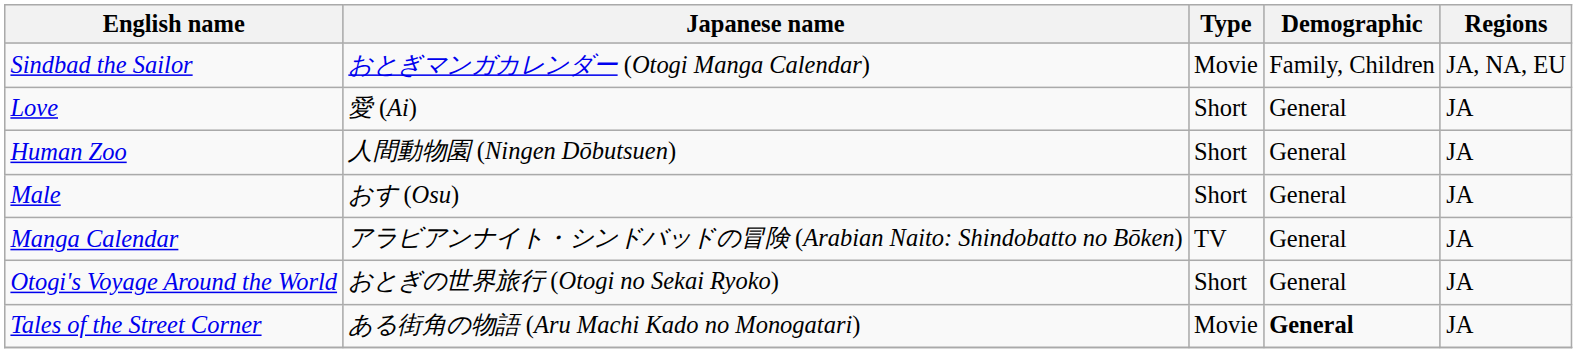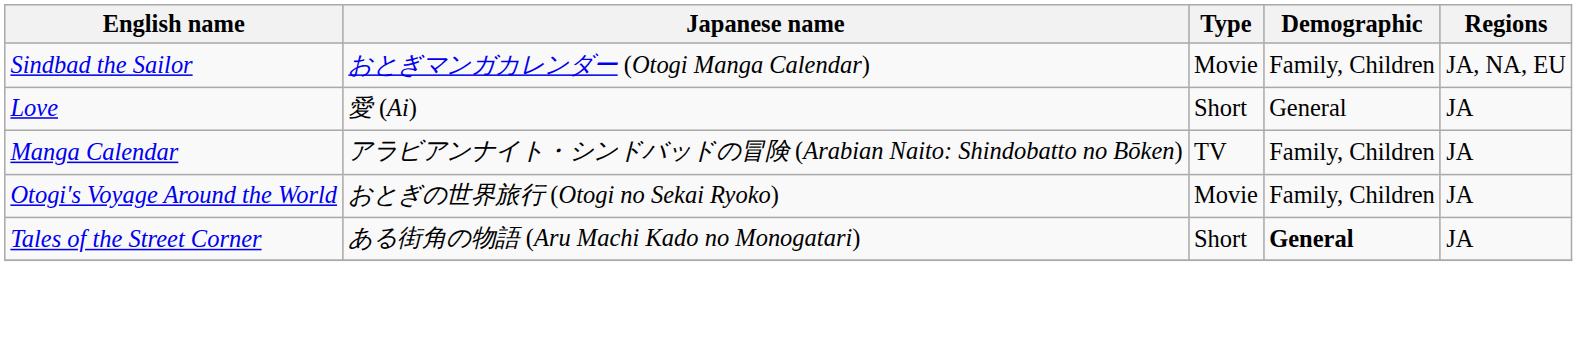- row: (69, 151)
- row: (36, 195)
(1308, 238) General -> (1352, 151) Family, Children
(1220, 282) Short -> (1226, 195) Movie
(1308, 282) General -> (1352, 195) Family, Children
(1226, 325) Movie -> (1220, 238) Short
